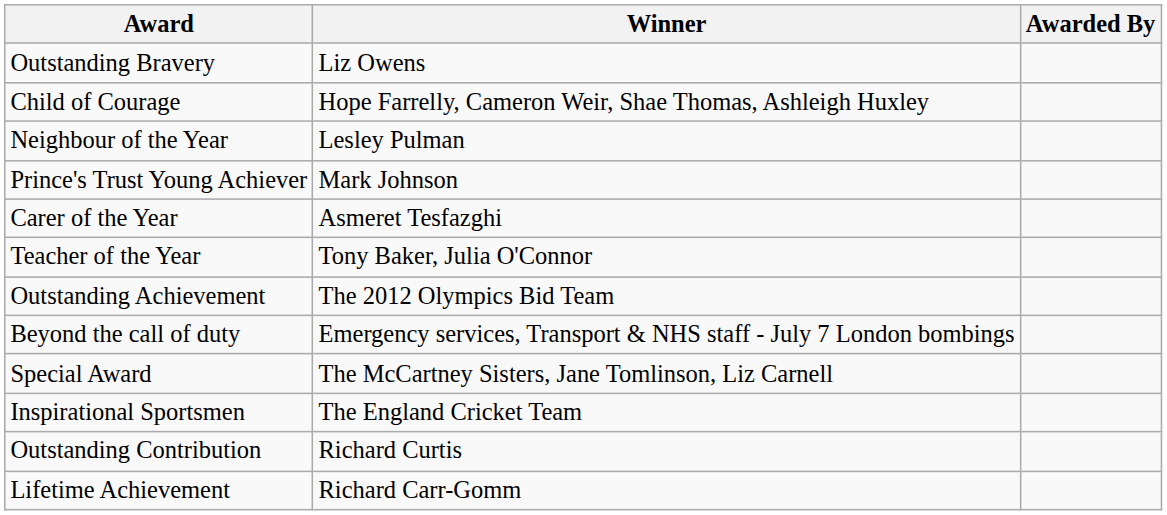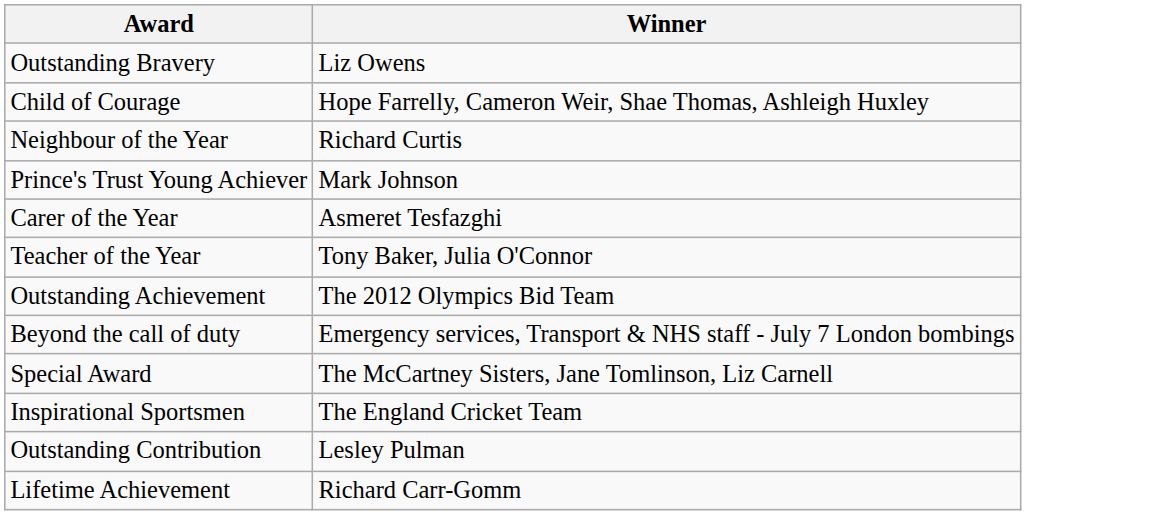- column: (1091, 23)
(392, 140) Lesley Pulman -> (390, 140) Richard Curtis
(390, 450) Richard Curtis -> (392, 450) Lesley Pulman
